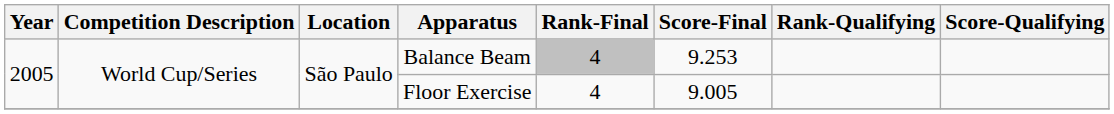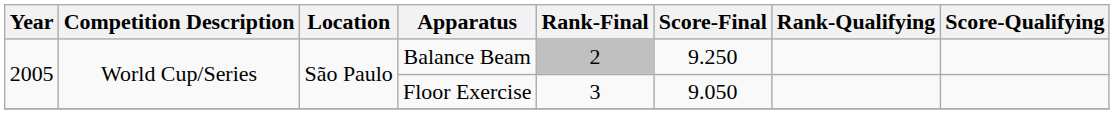(595, 56) 4 -> (595, 56) 2
(713, 56) 9.253 -> (713, 56) 9.250
(595, 91) 4 -> (595, 91) 3
(713, 91) 9.005 -> (713, 91) 9.050
